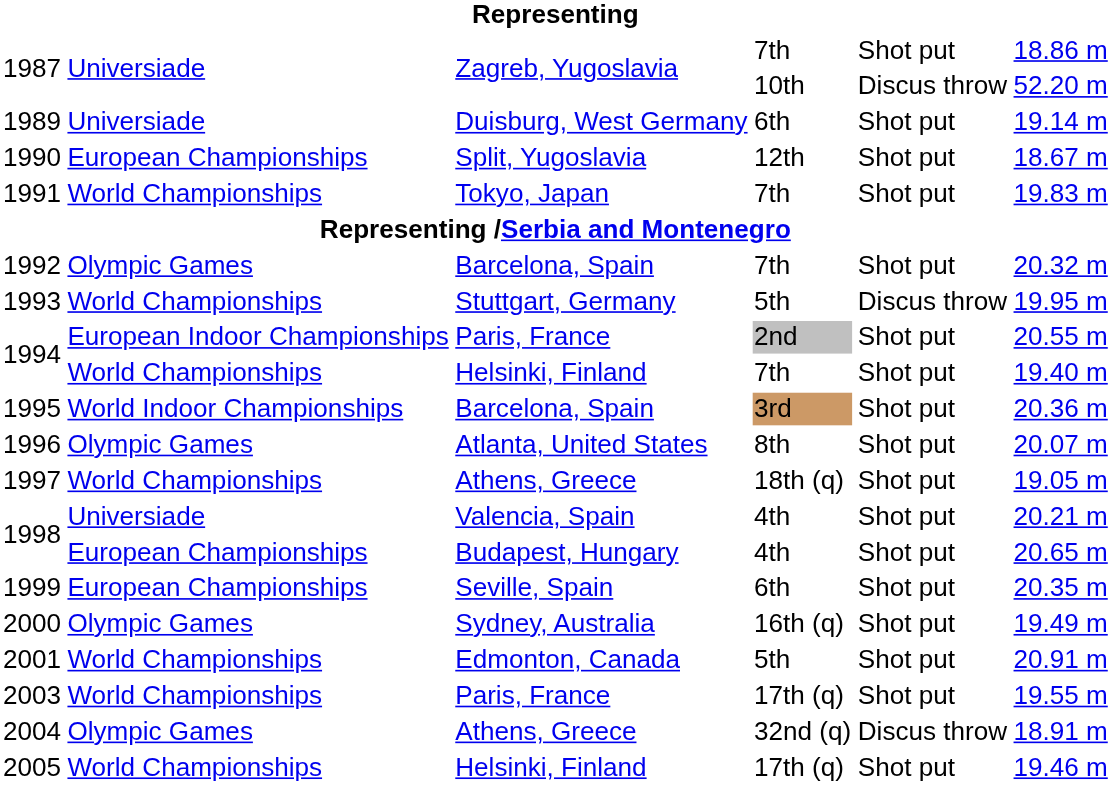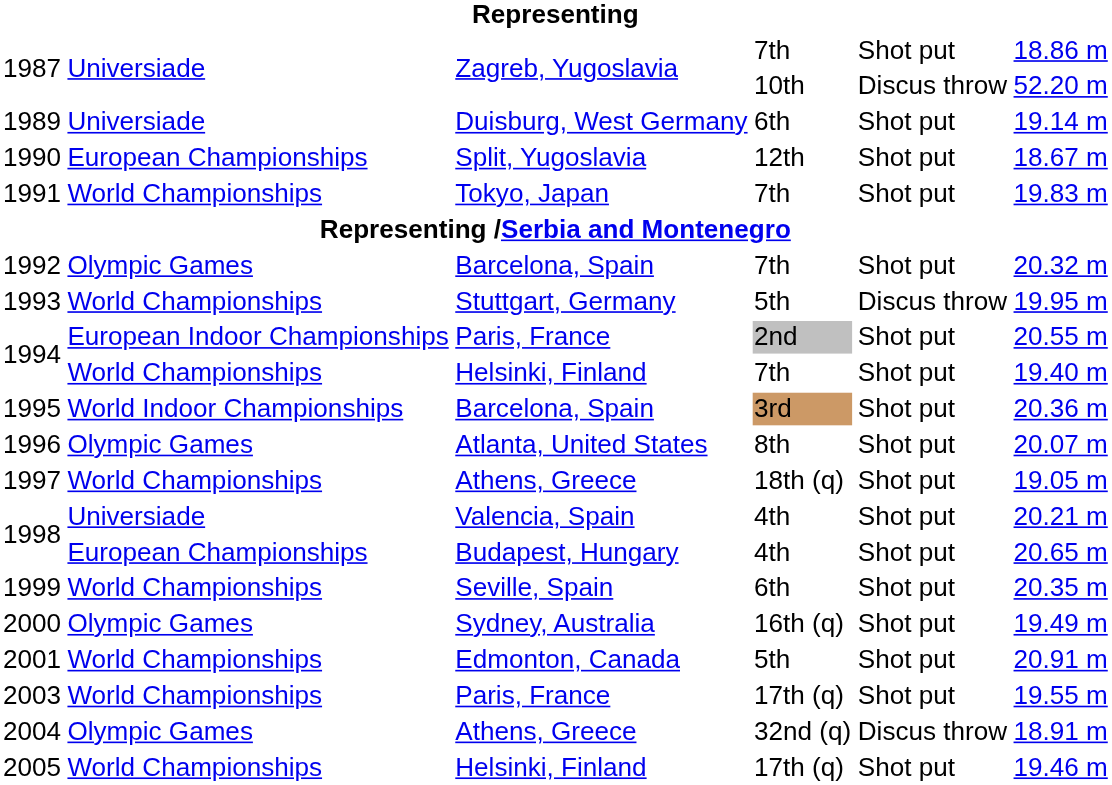(217, 588) European Championships -> (195, 588) World Championships
